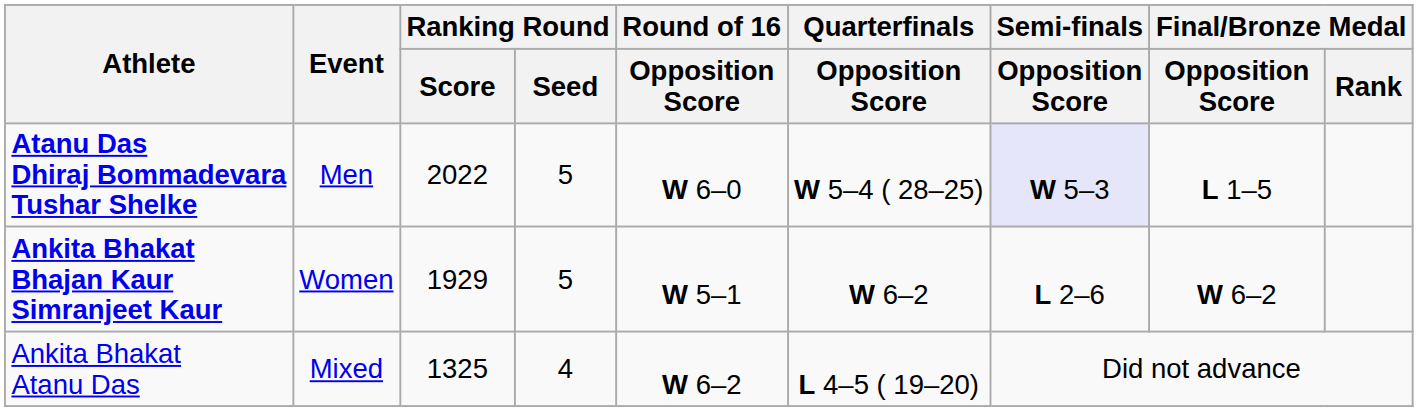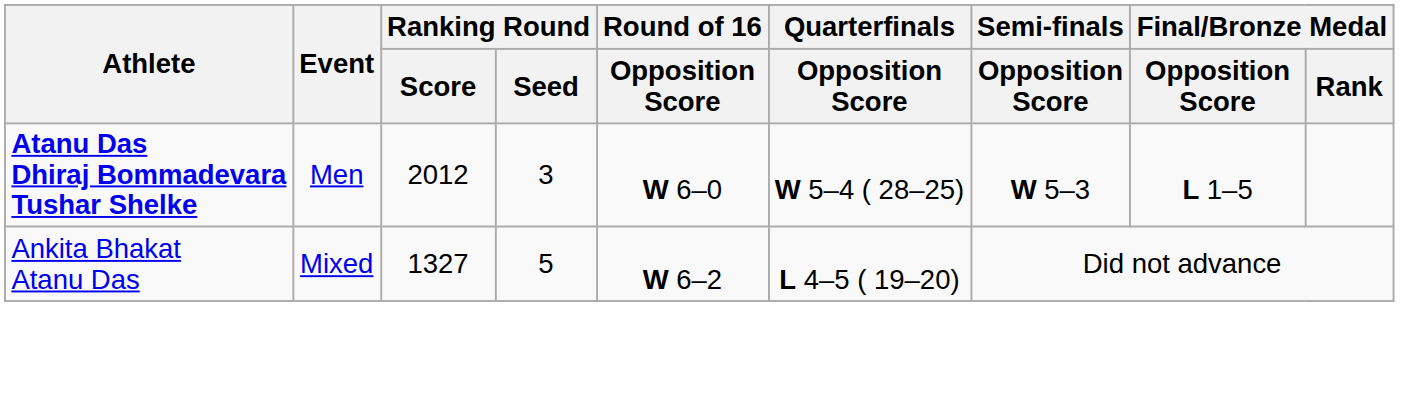(457, 175) 2022 -> (438, 175) 2012
(565, 175) 5 -> (546, 175) 3
(1070, 190) lavender background -> (1050, 190) no background
- row: (117, 280)
(457, 369) 1325 -> (438, 264) 1327
(565, 369) 4 -> (546, 264) 5
